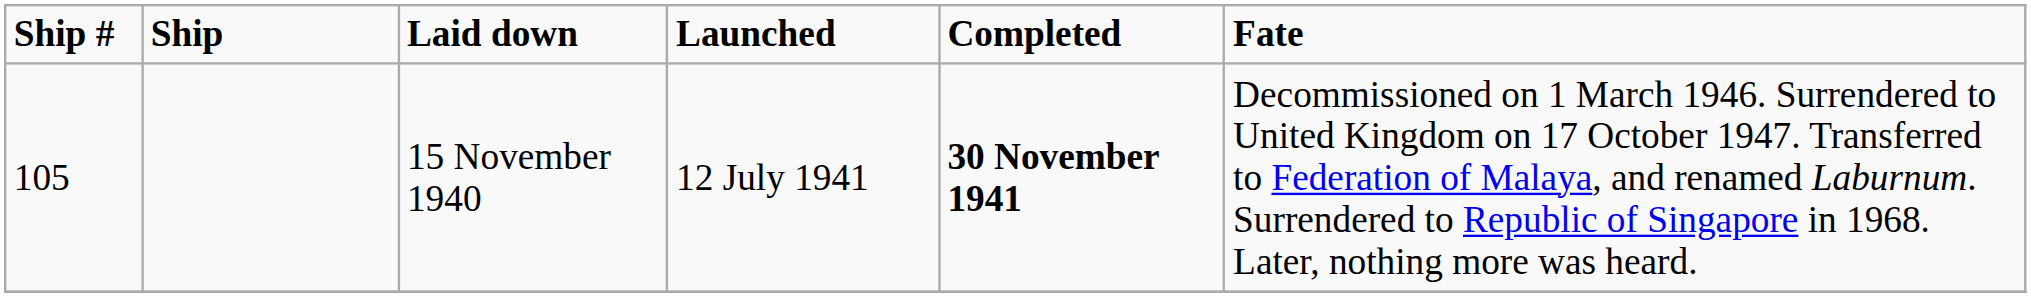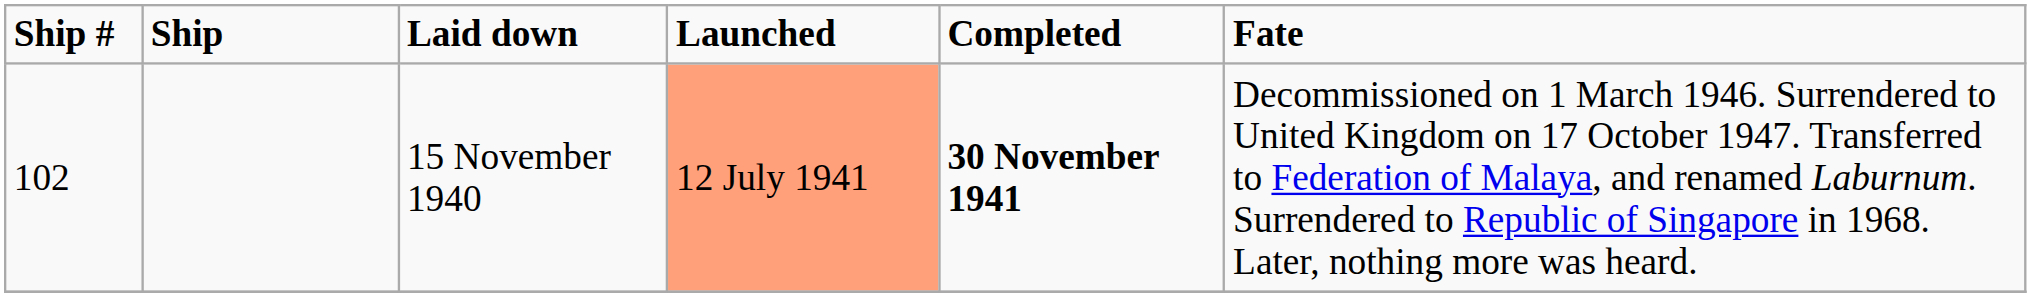(42, 177) 105 -> (42, 177) 102
(772, 177) no background -> (772, 177) lightsalmon background
